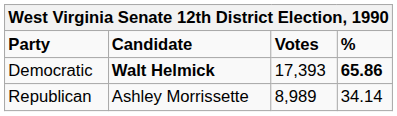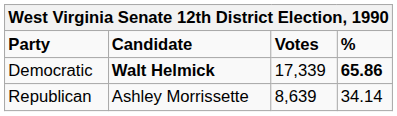(300, 70) 17,393 -> (300, 70) 17,339
(296, 96) 8,989 -> (296, 96) 8,639
